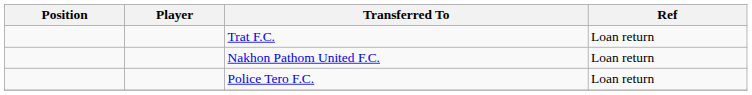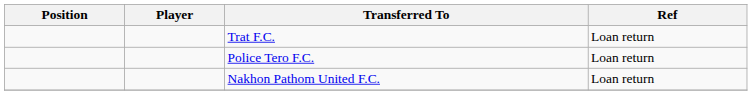rows swapped: (271, 79) <-> (304, 57)
